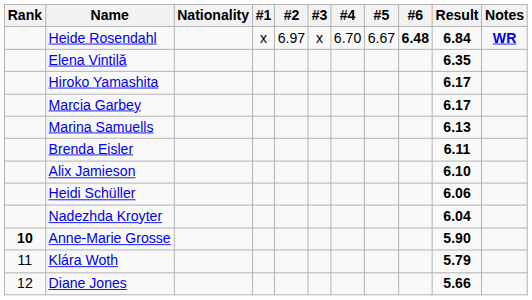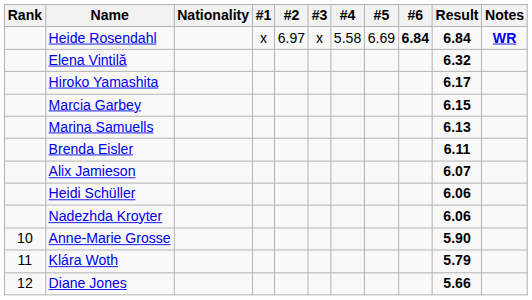(348, 37) 6.70 -> (348, 37) 5.58
(381, 37) 6.67 -> (381, 37) 6.69
(415, 37) 6.48 -> (415, 37) 6.84
(457, 60) 6.35 -> (457, 60) 6.32
(457, 104) 6.17 -> (457, 104) 6.15
(457, 171) 6.10 -> (457, 171) 6.07
(457, 216) 6.04 -> (457, 216) 6.06
(25, 238) bold -> (25, 238) normal
